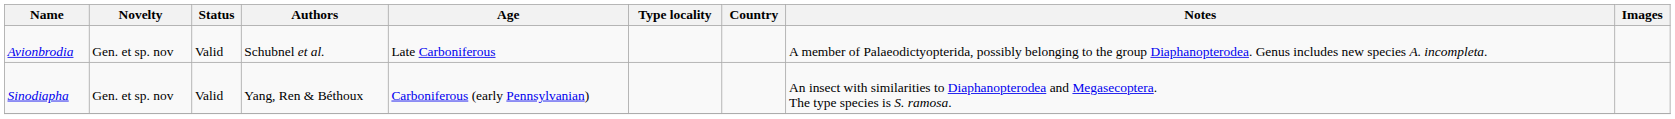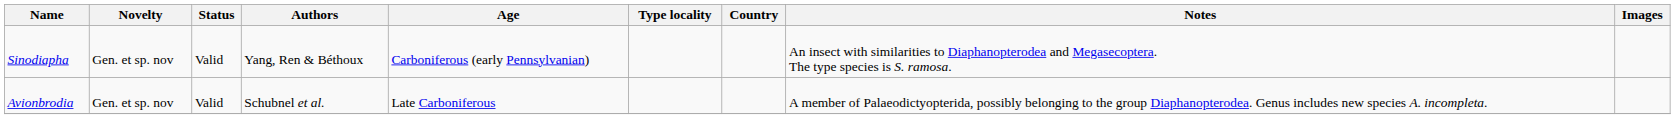rows swapped: (40, 51) <-> (38, 95)
